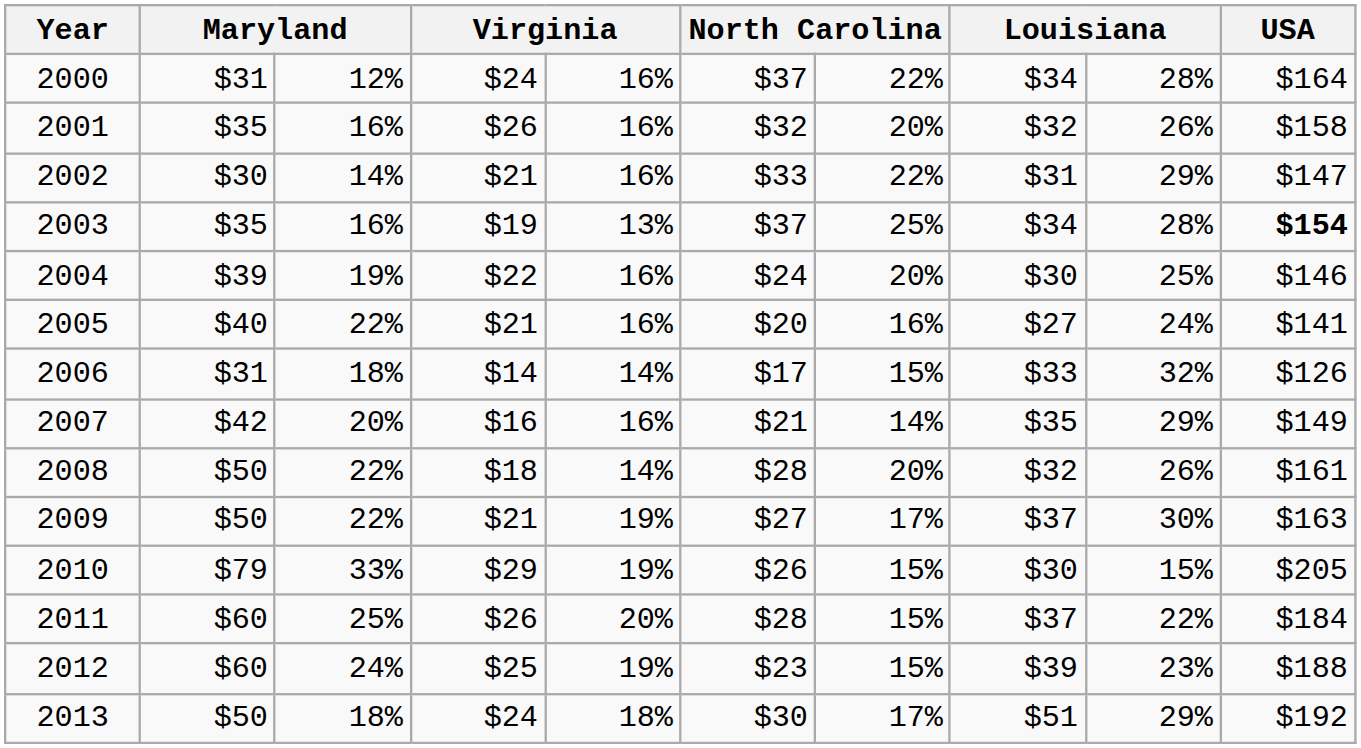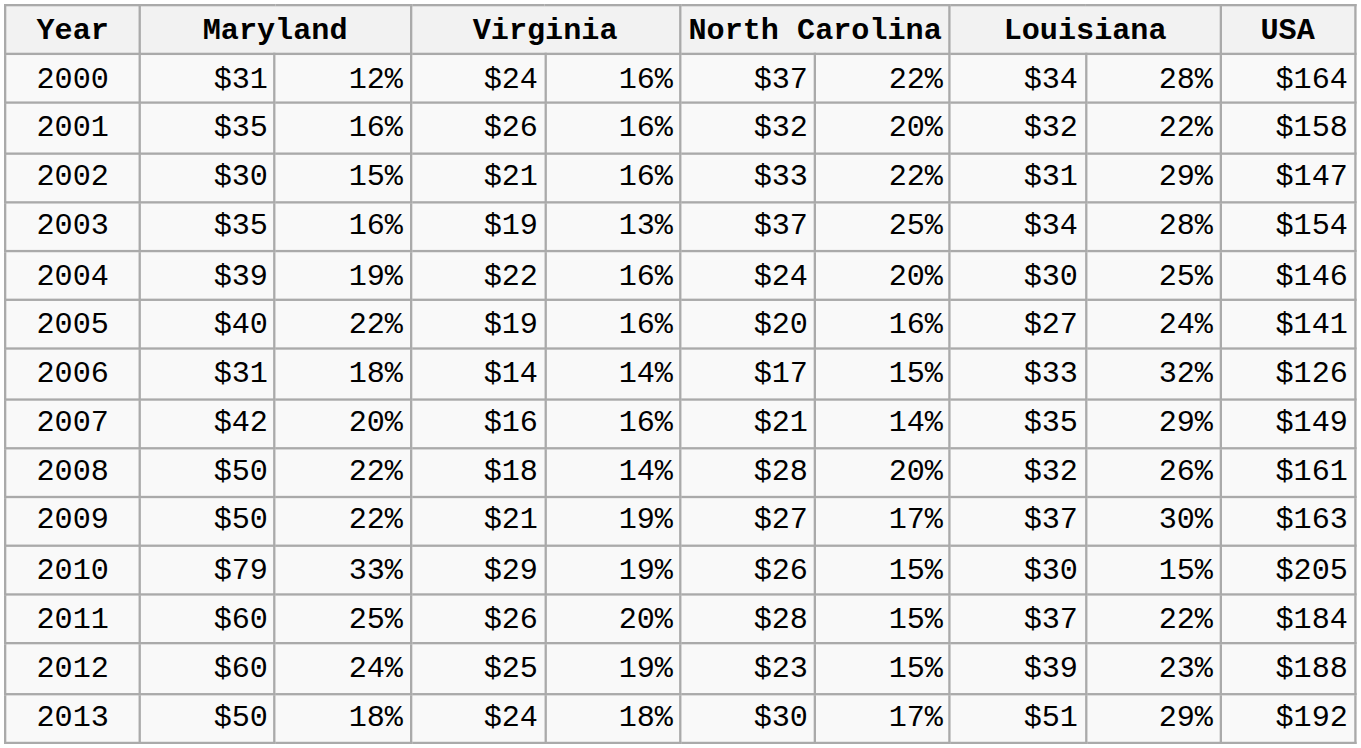(1186, 128) 26% -> (1186, 128) 22%
(376, 177) 14% -> (376, 177) 15%
(1312, 226) bold -> (1312, 226) normal
(511, 325) $21 -> (511, 325) $19
